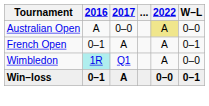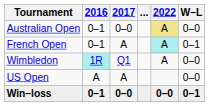(96, 28) A -> (96, 28) 0–1
(164, 45) no background -> (164, 45) paleturquoise background
+ row: (28, 77)
(124, 77) A -> (124, 93) 0–0
